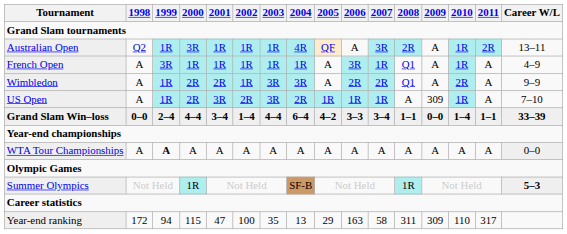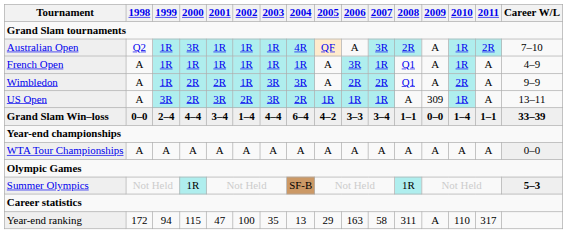(532, 47) 13–11 -> (532, 47) 7–10
(166, 64) 3R -> (166, 64) 1R
(166, 99) 1R -> (166, 99) 3R
(532, 99) 7–10 -> (532, 99) 13–11
(166, 151) bold -> (166, 151) normal
(435, 220) 309 -> (435, 220) A
